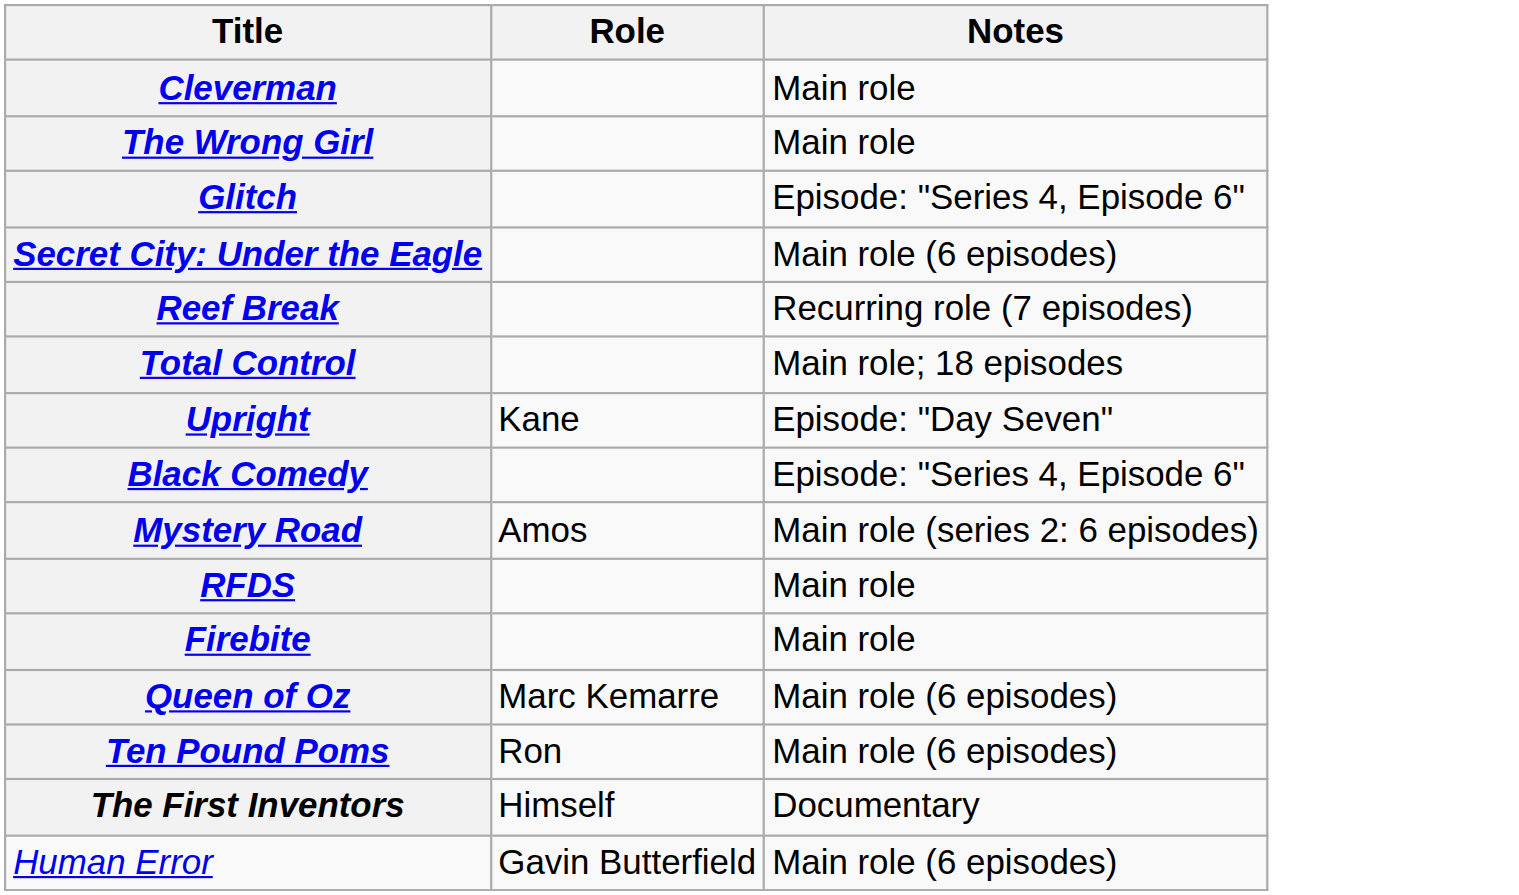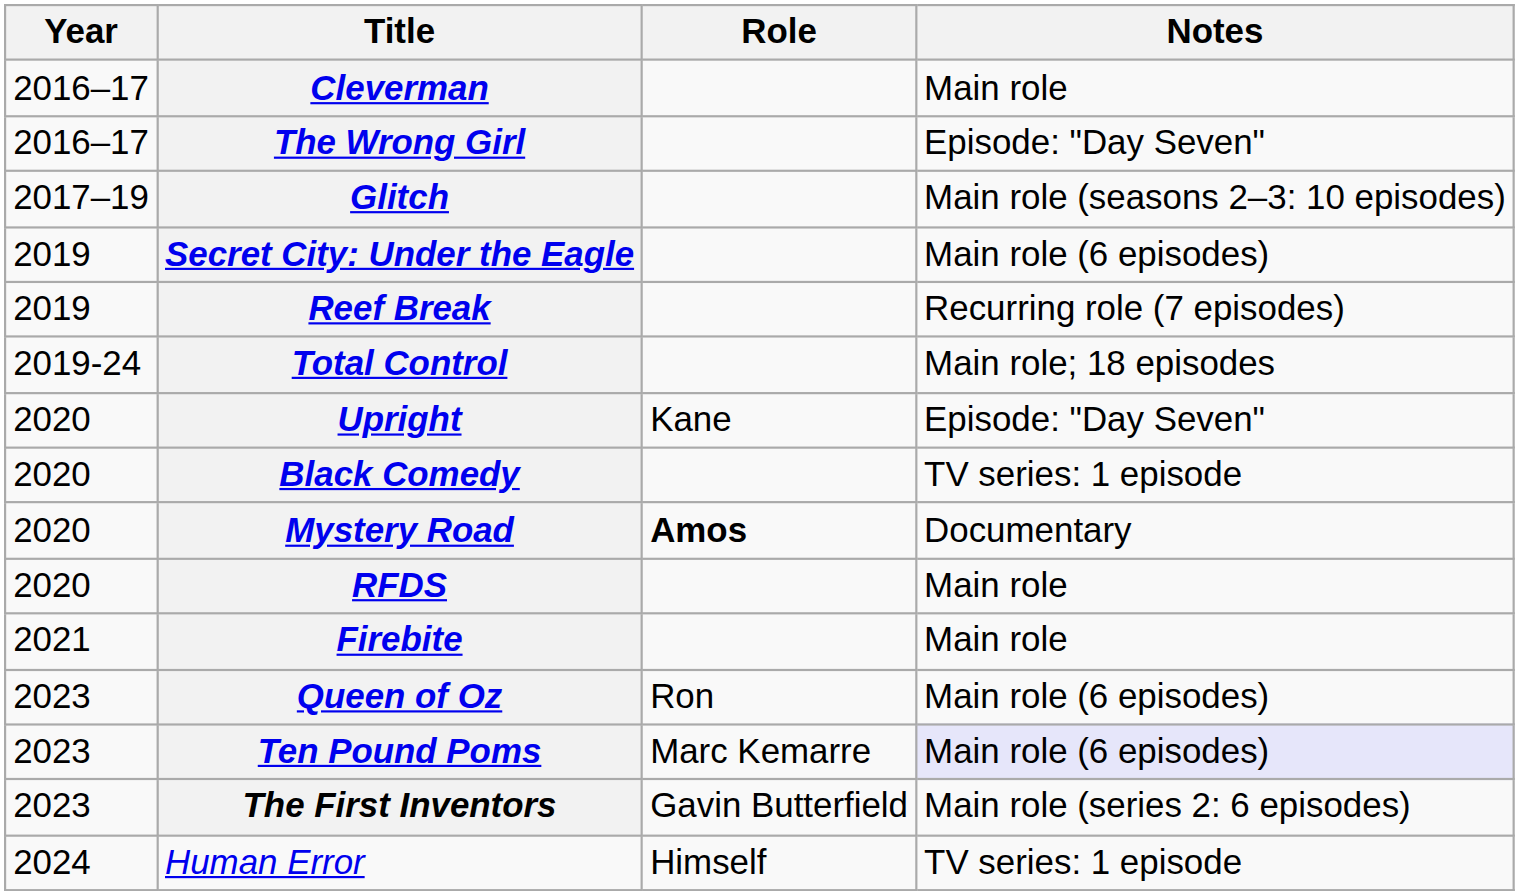+ column: (81, 32)
(844, 142) Main role -> (1095, 142) Episode: "Day Seven"
(1009, 198) Episode: "Series 4, Episode 6" -> (1215, 198) Main role (seasons 2–3: 10 episodes)
(1009, 474) Episode: "Series 4, Episode 6" -> (1083, 474) TV series: 1 episode
(543, 530) normal -> (699, 530) bold
(1016, 530) Main role (series 2: 6 episodes) -> (1028, 530) Documentary
(609, 695) Marc Kemarre -> (682, 695) Ron
(530, 751) Ron -> (761, 751) Marc Kemarre
(945, 751) no background -> (1097, 751) lavender background
(556, 806) Himself -> (779, 806) Gavin Butterfield
(876, 806) Documentary -> (1167, 806) Main role (series 2: 6 episodes)
(627, 861) Gavin Butterfield -> (708, 861) Himself
(945, 861) Main role (6 episodes) -> (1083, 861) TV series: 1 episode
